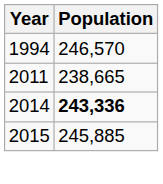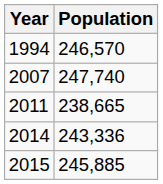+ row: (29, 77)
(91, 106) bold -> (91, 135) normal
